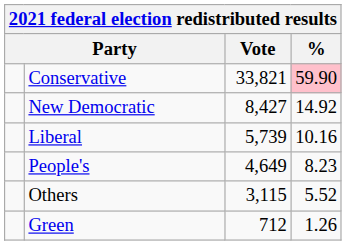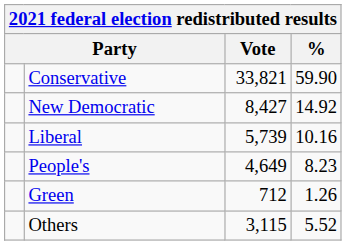(316, 78) pink background -> (316, 78) no background
rows swapped: (51, 225) <-> (53, 195)
